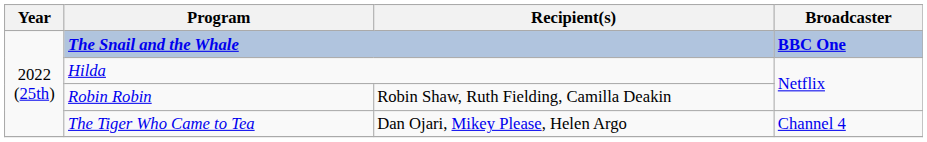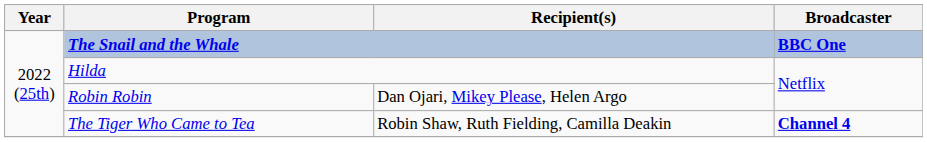(524, 96) Robin Shaw, Ruth Fielding, Camilla Deakin -> (502, 96) Dan Ojari, Mikey Please, Helen Argo
(502, 123) Dan Ojari, Mikey Please, Helen Argo -> (524, 123) Robin Shaw, Ruth Fielding, Camilla Deakin
(812, 123) normal -> (814, 123) bold
